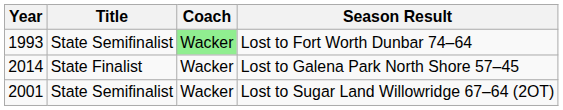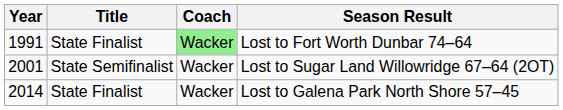(26, 42) 1993 -> (26, 42) 1991
(112, 42) State Semifinalist -> (96, 42) State Finalist
rows swapped: (397, 92) <-> (380, 67)
